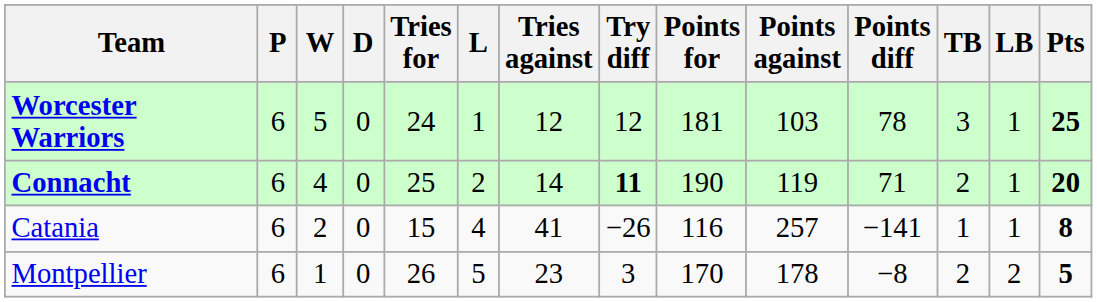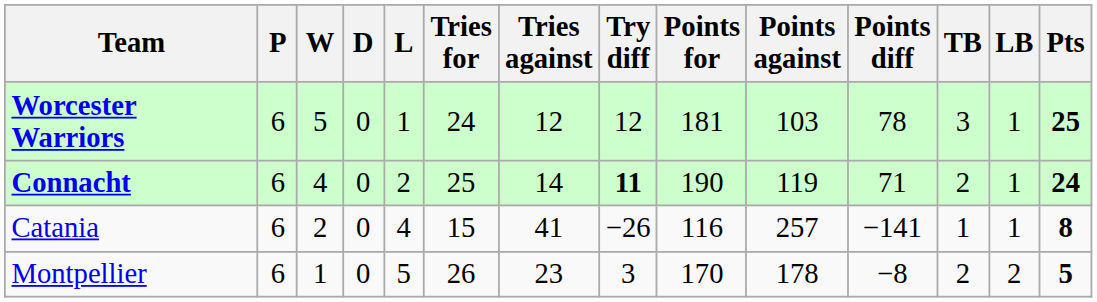columns swapped: (478, 43) <-> (421, 43)
(1066, 182) 20 -> (1066, 182) 24
